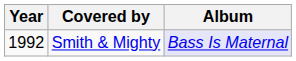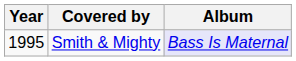(26, 42) 1992 -> (26, 42) 1995
